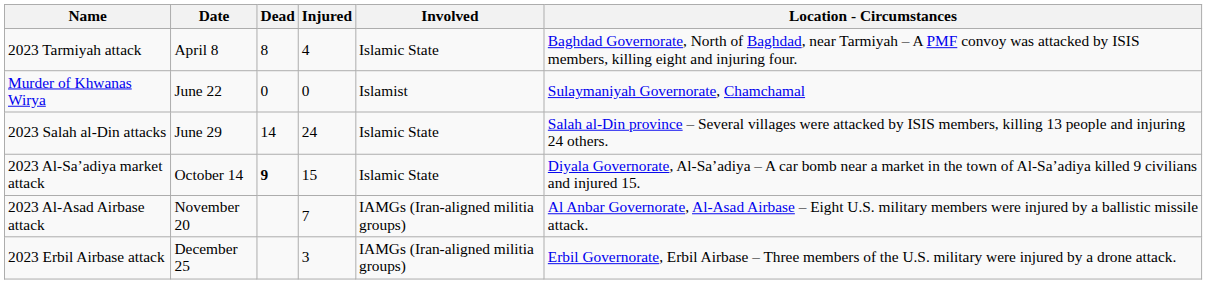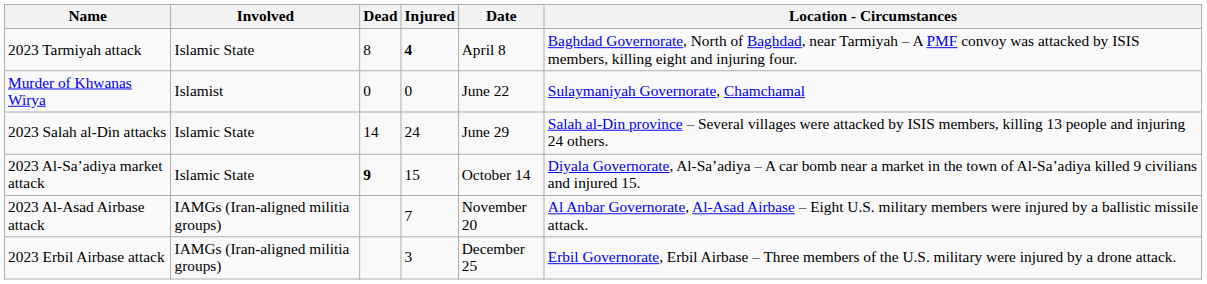columns swapped: (214, 16) <-> (450, 16)
(306, 49) normal -> (408, 49) bold
